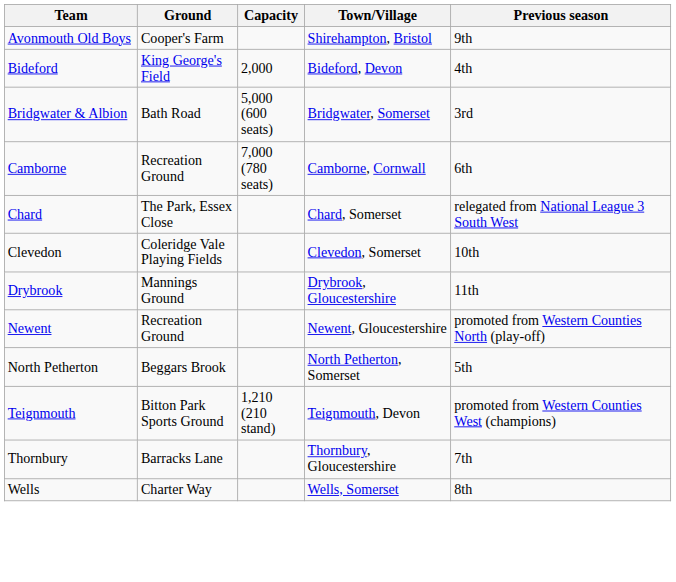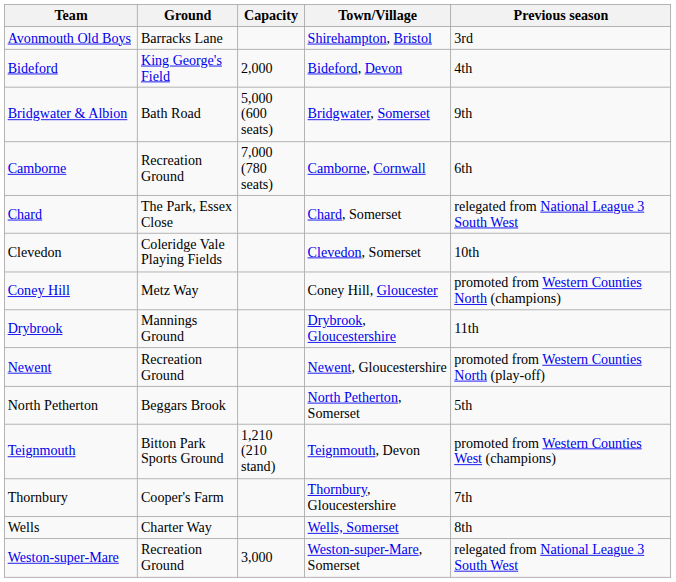(182, 37) Cooper's Farm -> (182, 37) Barracks Lane
(463, 37) 9th -> (464, 37) 3rd
(464, 114) 3rd -> (463, 114) 9th
+ row: (39, 290)
(182, 459) Barracks Lane -> (182, 497) Cooper's Farm
+ row: (63, 557)
